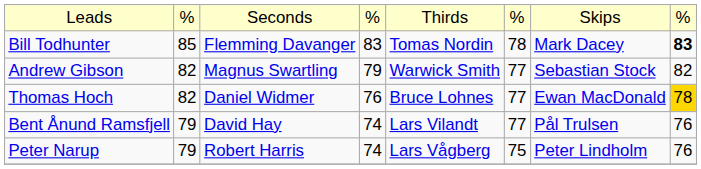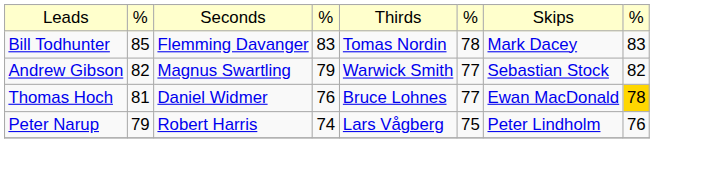(683, 44) bold -> (636, 44) normal
(187, 97) 82 -> (140, 97) 81
- row: (89, 124)
